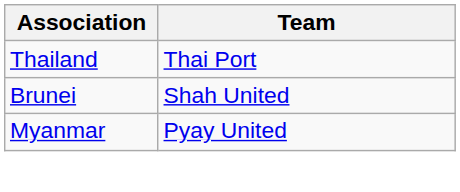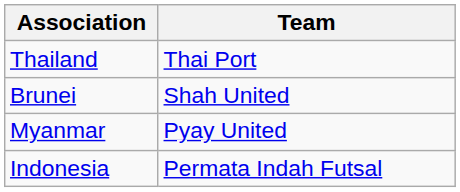+ row: (60, 167)
